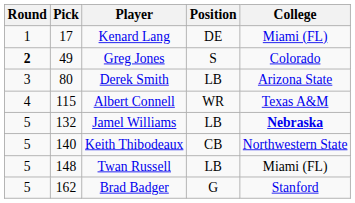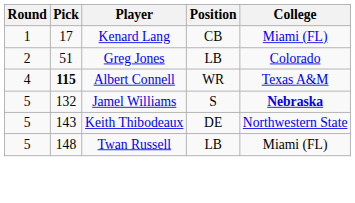(213, 36) DE -> (213, 36) CB
(27, 58) bold -> (27, 58) normal
(66, 58) 49 -> (66, 58) 51
(213, 58) S -> (213, 58) LB
- row: (134, 79)
(66, 101) normal -> (66, 79) bold
(213, 123) LB -> (213, 101) S
(66, 144) 140 -> (66, 123) 143
(213, 144) CB -> (213, 123) DE
- row: (134, 187)
